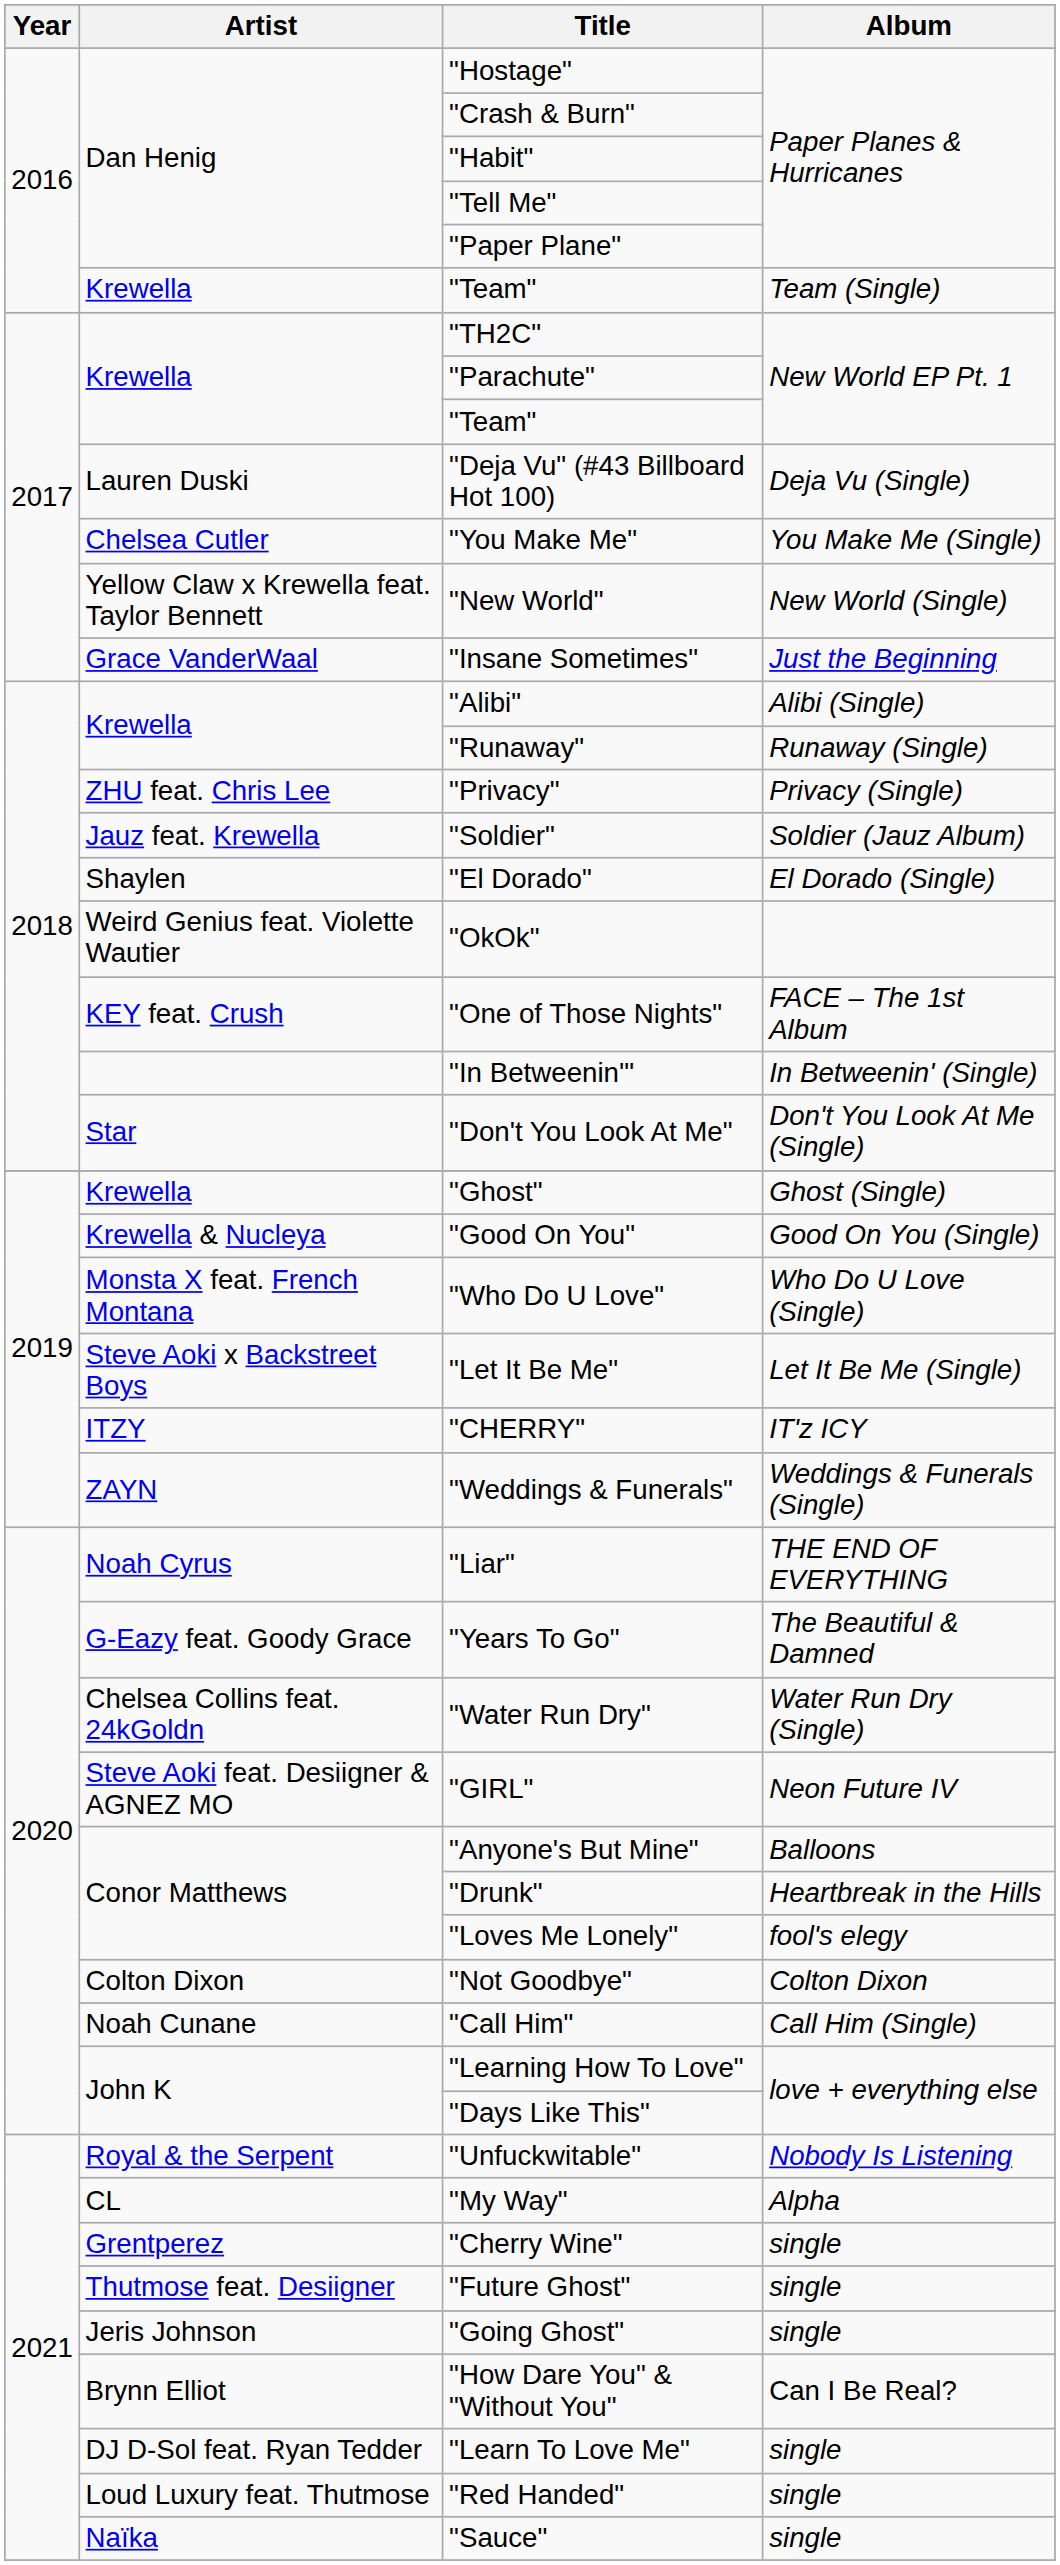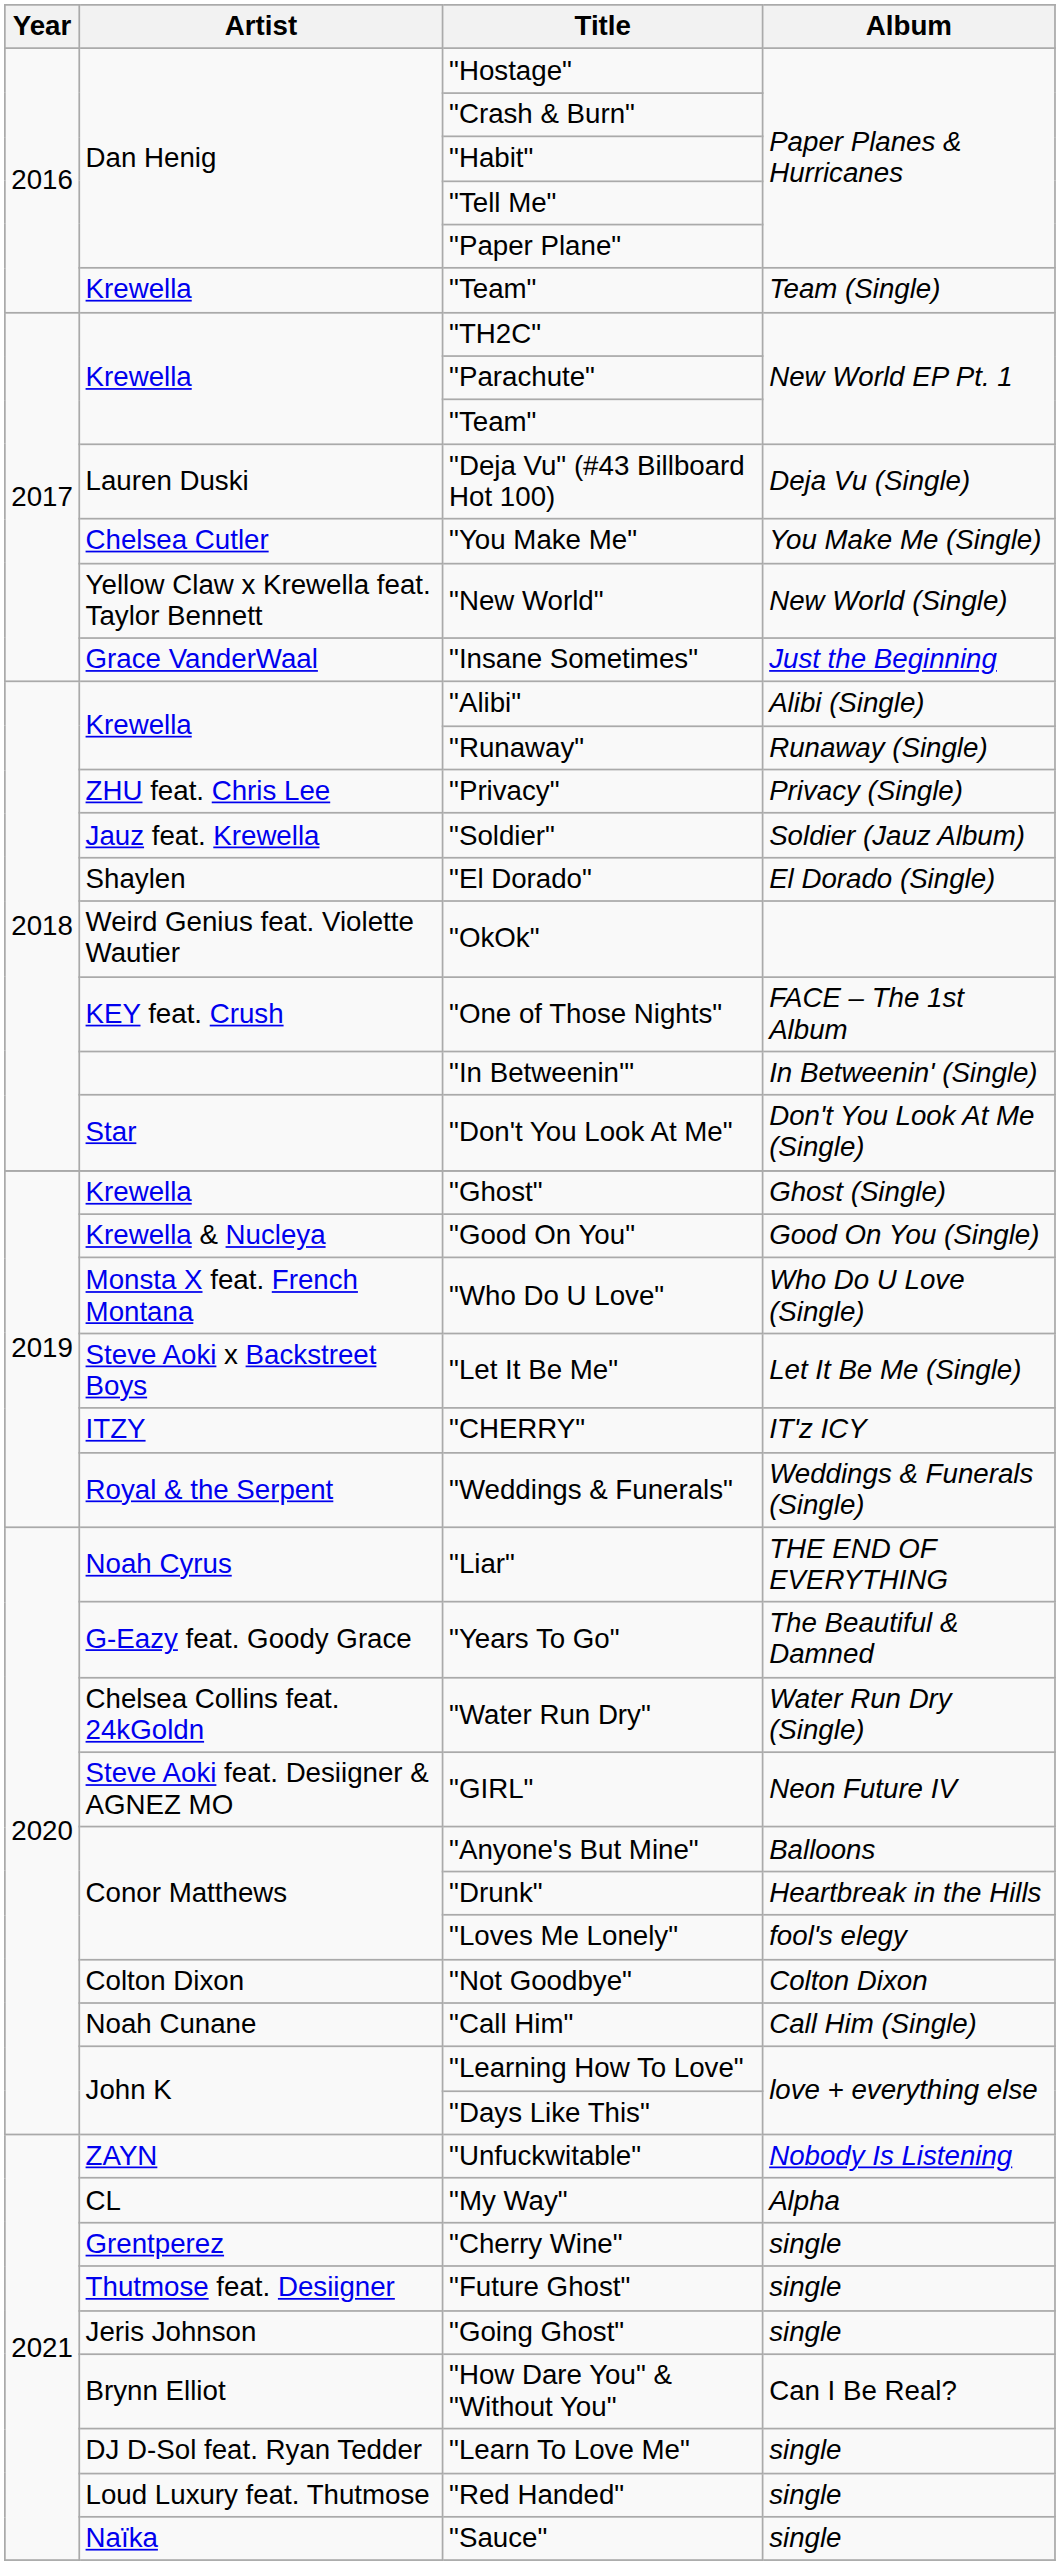(121, 1489) ZAYN -> (209, 1489) Royal & the Serpent
(209, 2156) Royal & the Serpent -> (121, 2156) ZAYN
